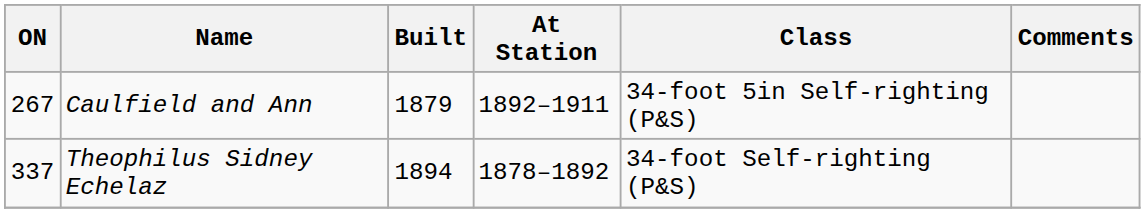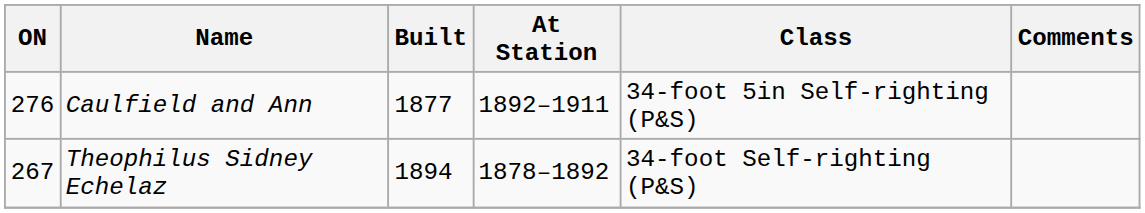(32, 106) 267 -> (32, 106) 276
(424, 106) 1879 -> (424, 106) 1877
(32, 173) 337 -> (32, 173) 267
